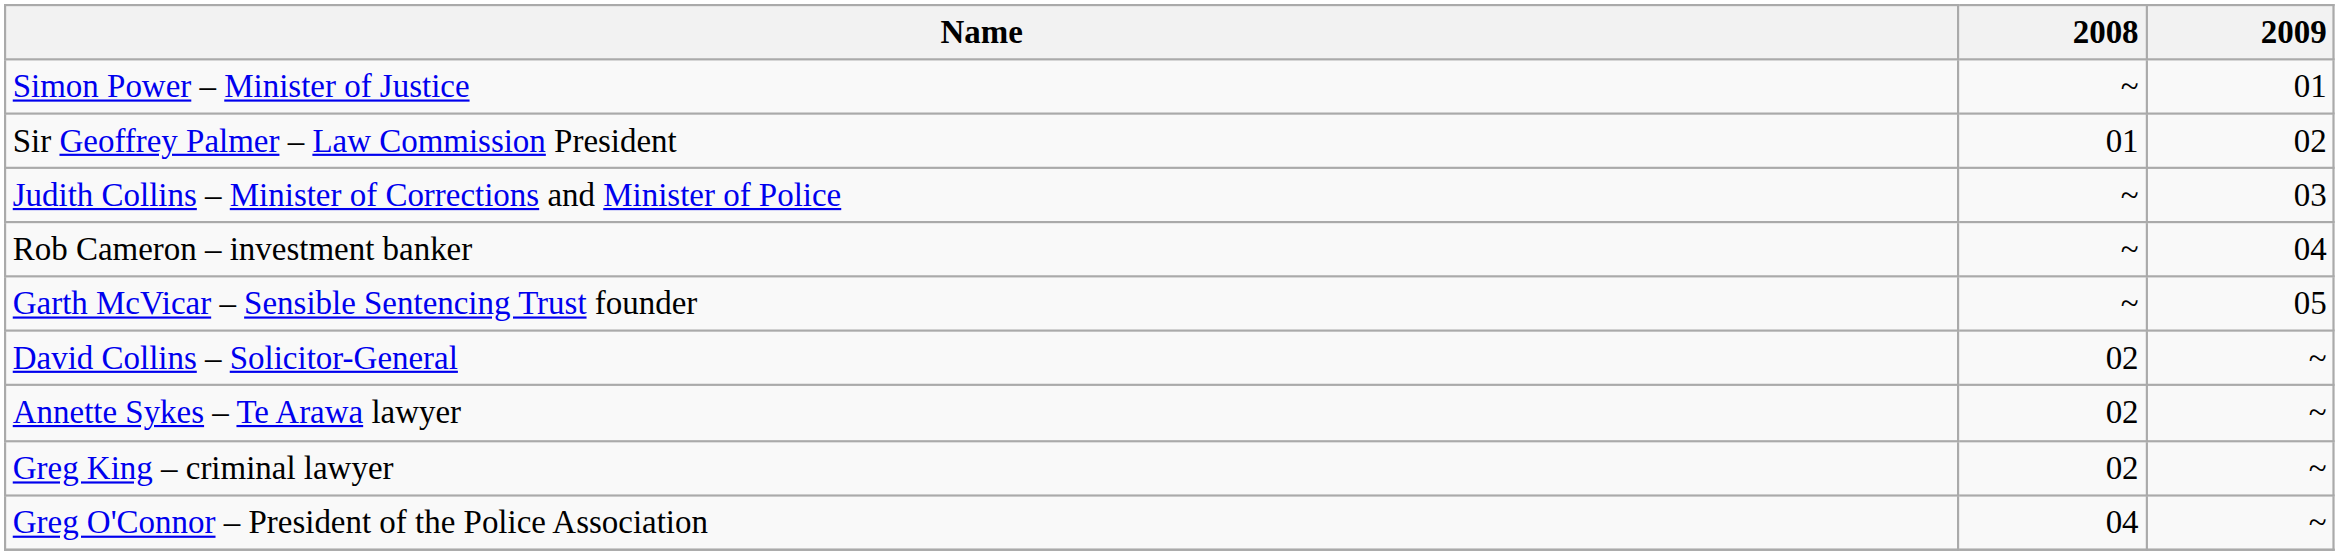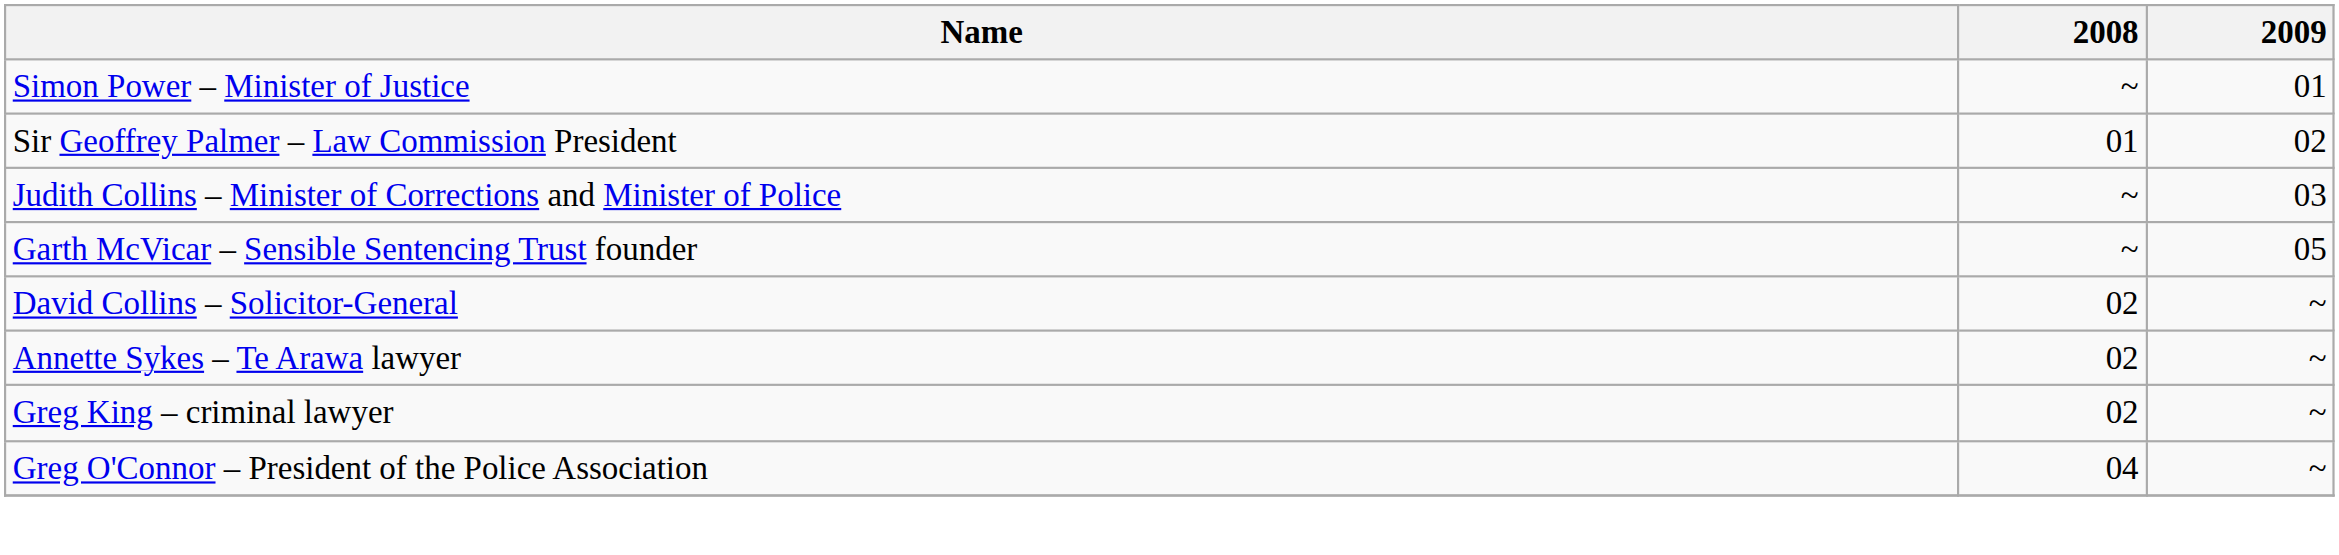- row: (242, 249)
